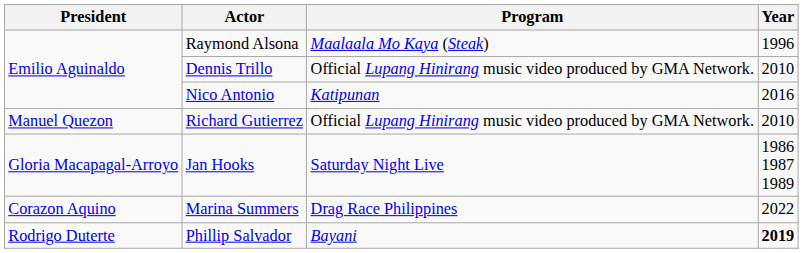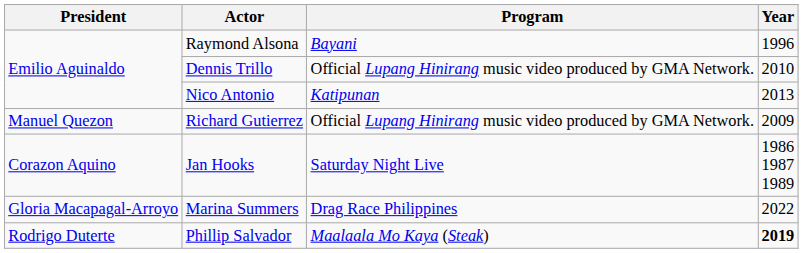(400, 43) Maalaala Mo Kaya (Steak) -> (334, 43) Bayani
(778, 95) 2016 -> (778, 95) 2013
(778, 120) 2010 -> (778, 120) 2009
(93, 165) Gloria Macapagal-Arroyo -> (62, 165) Corazon Aquino
(62, 209) Corazon Aquino -> (93, 209) Gloria Macapagal-Arroyo
(334, 235) Bayani -> (400, 235) Maalaala Mo Kaya (Steak)
